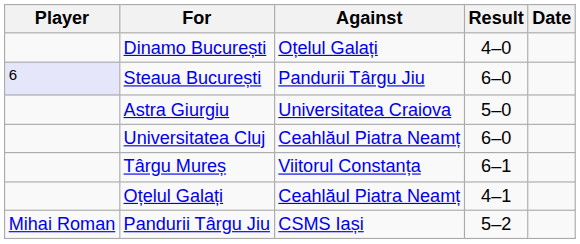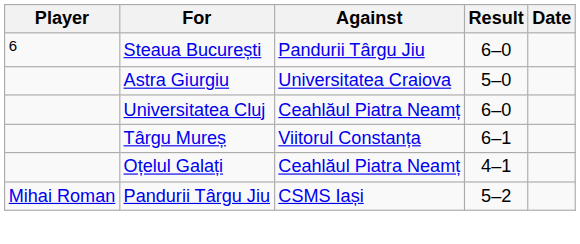- row: (195, 47)
(13, 75) lavender background -> (13, 46) no background
